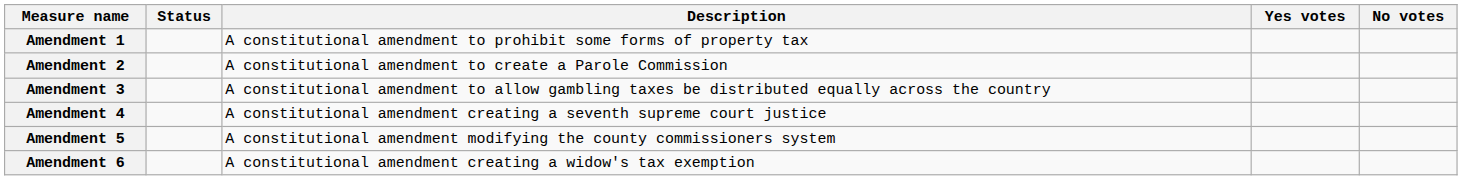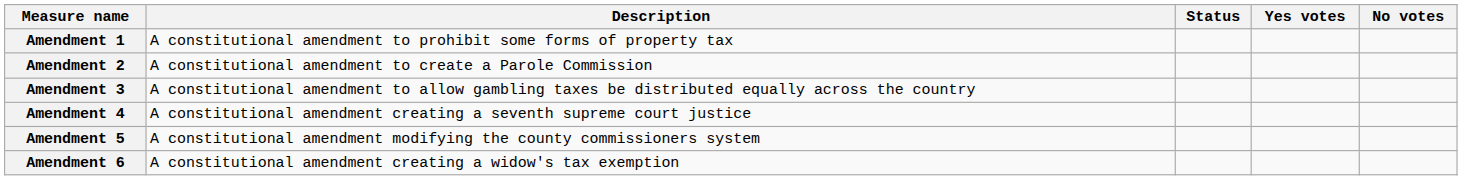columns swapped: (736, 17) <-> (184, 17)
